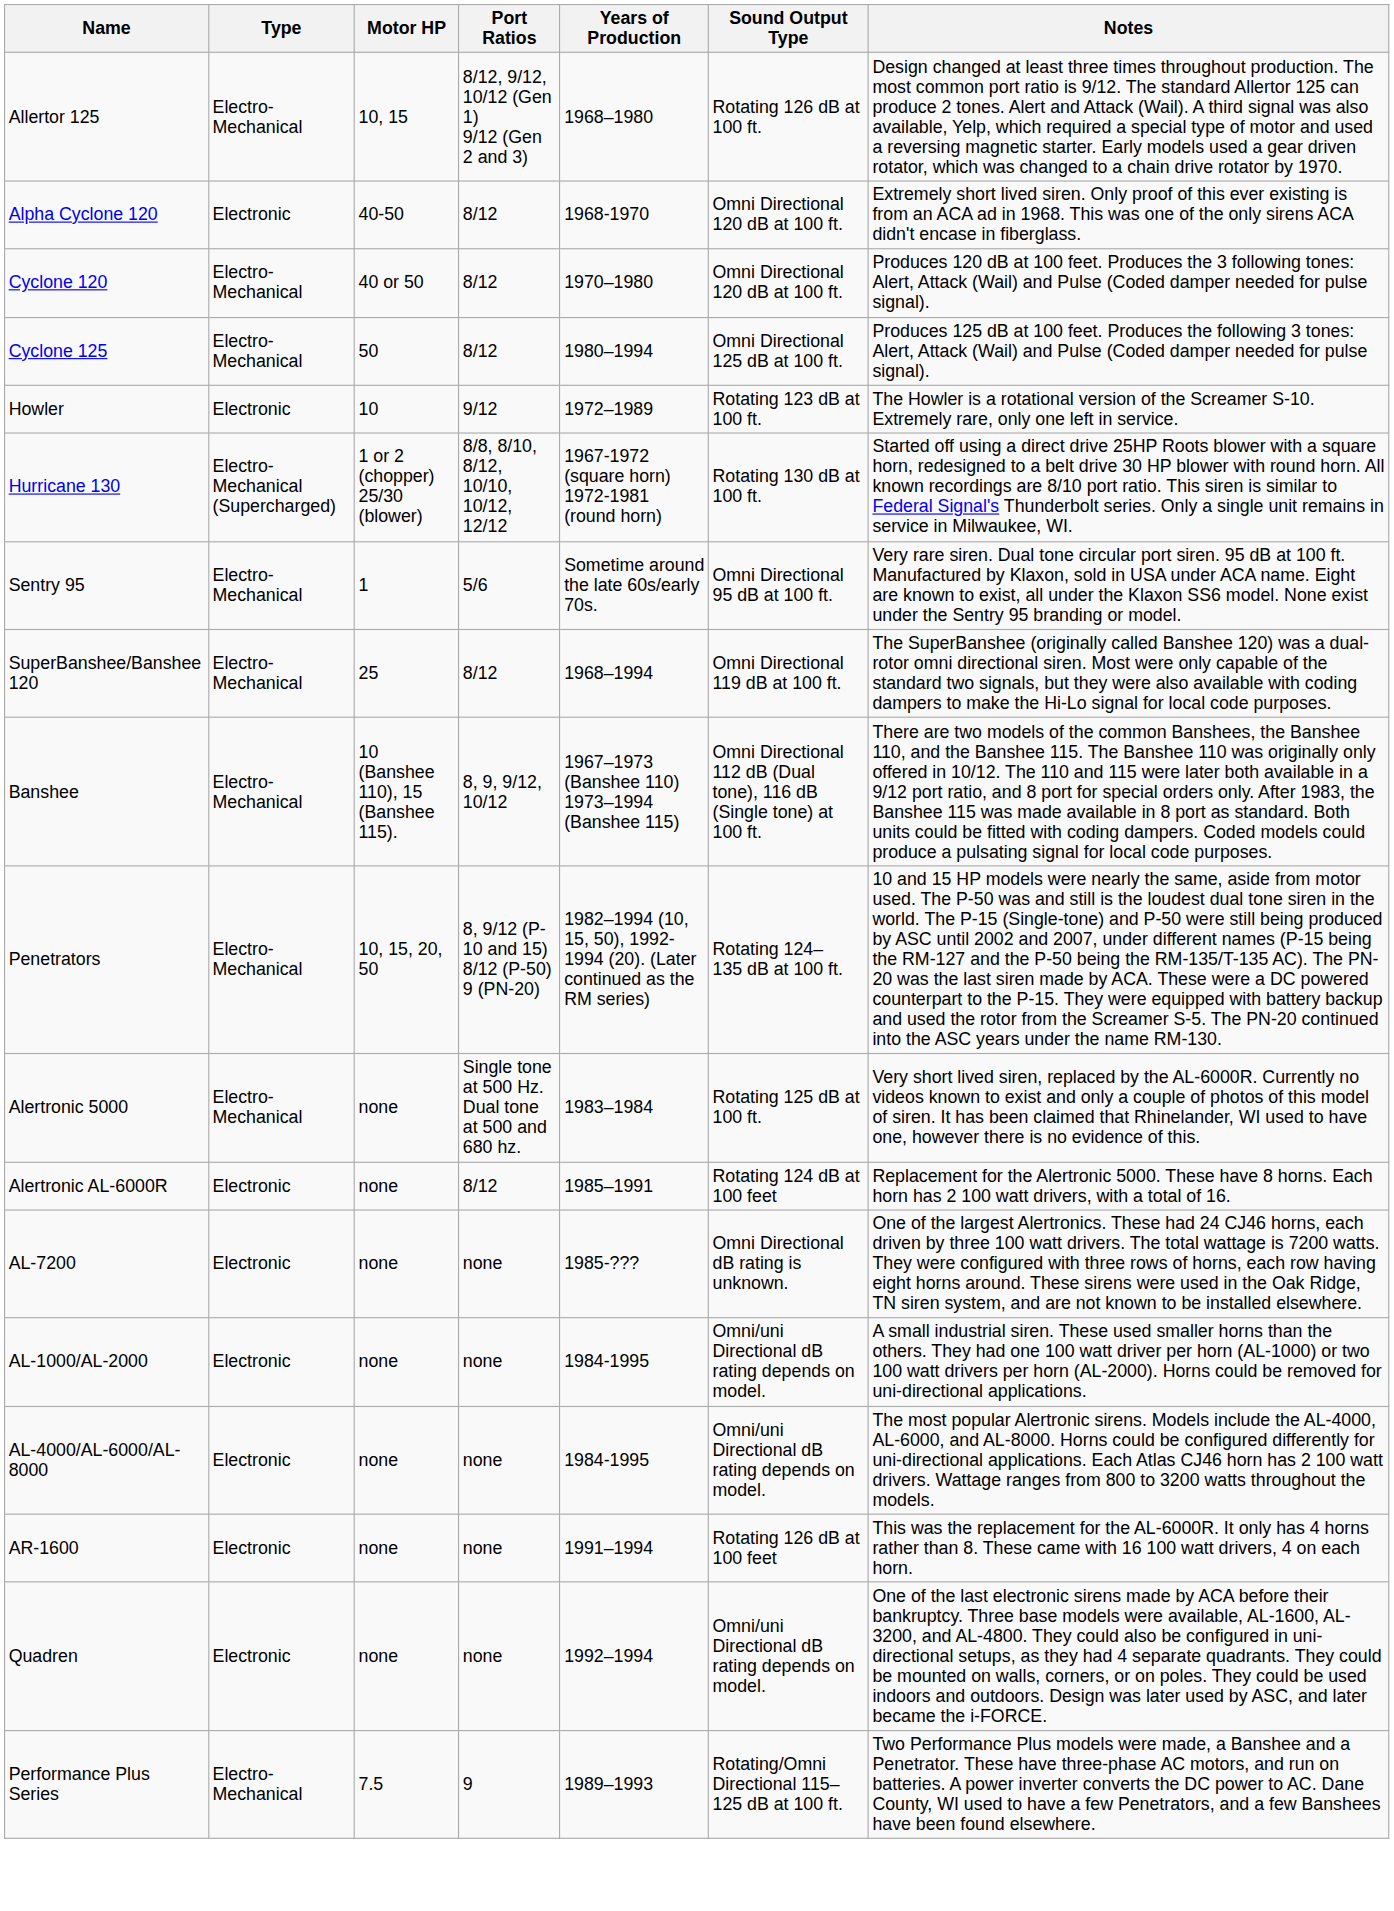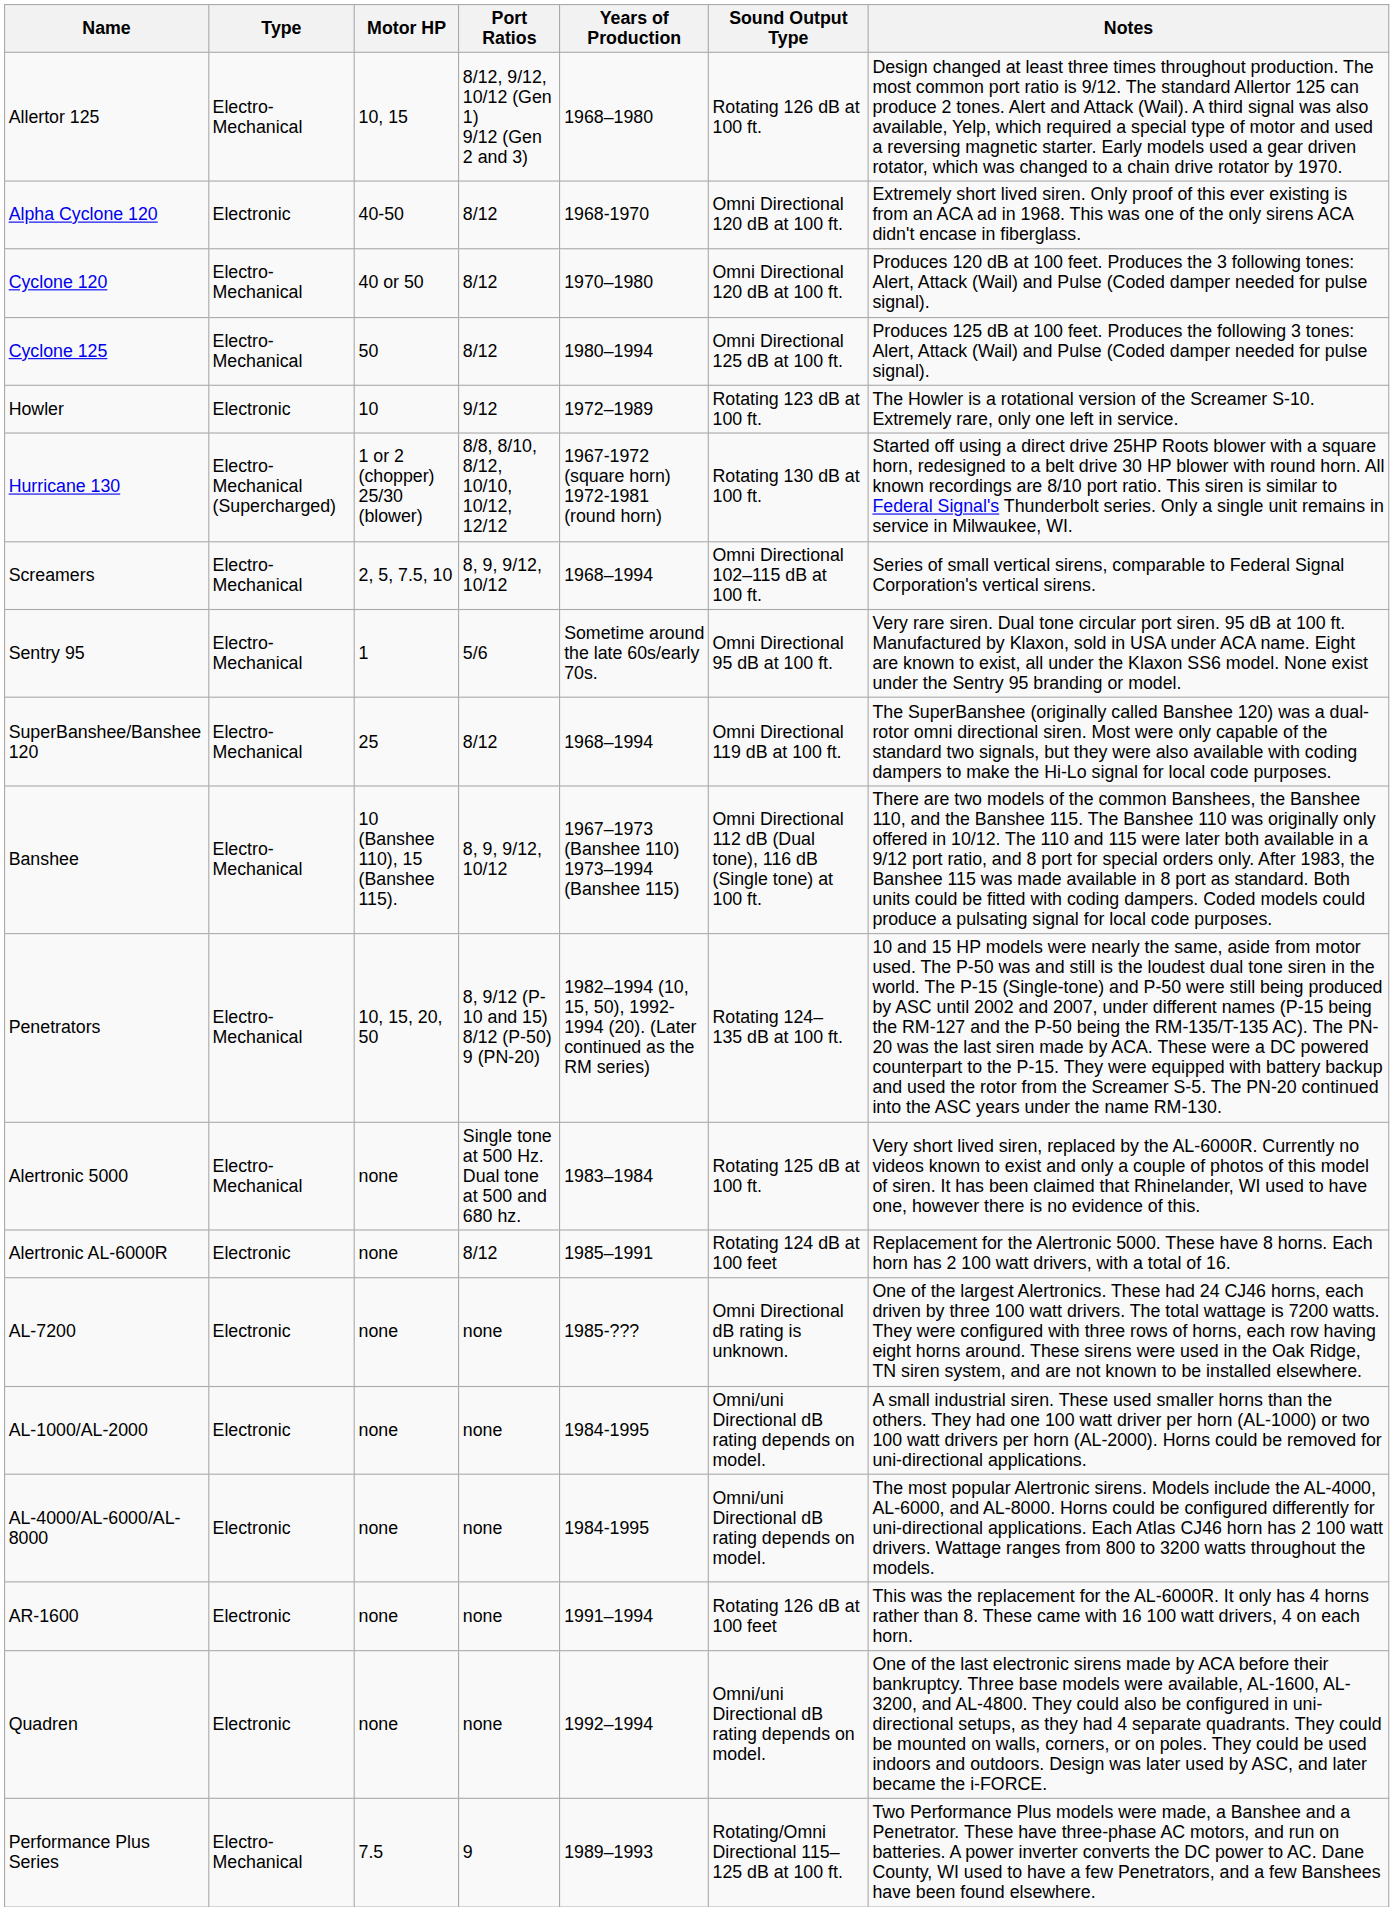+ row: (52, 575)
